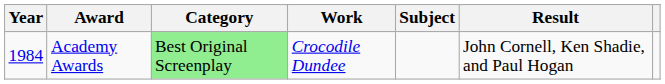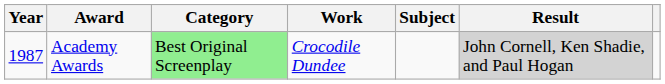(26, 55) 1984 -> (26, 55) 1987
(554, 55) no background -> (554, 55) lightgrey background
